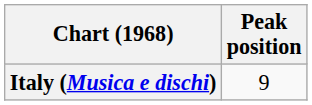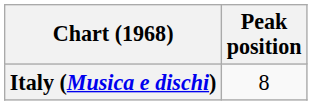(264, 81) 9 -> (264, 81) 8
